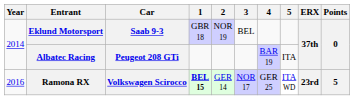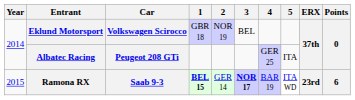(147, 32) Saab 9-3 -> (147, 32) Volkswagen Scirocco
(269, 57) BAR 19 -> (270, 57) GER 25
(15, 82) 2016 -> (15, 82) 2015
(147, 82) Volkswagen Scirocco -> (147, 82) Saab 9-3
(246, 82) normal -> (246, 82) bold
(269, 82) GER 25 -> (270, 82) BAR 19
(335, 82) 5 -> (336, 82) 6
